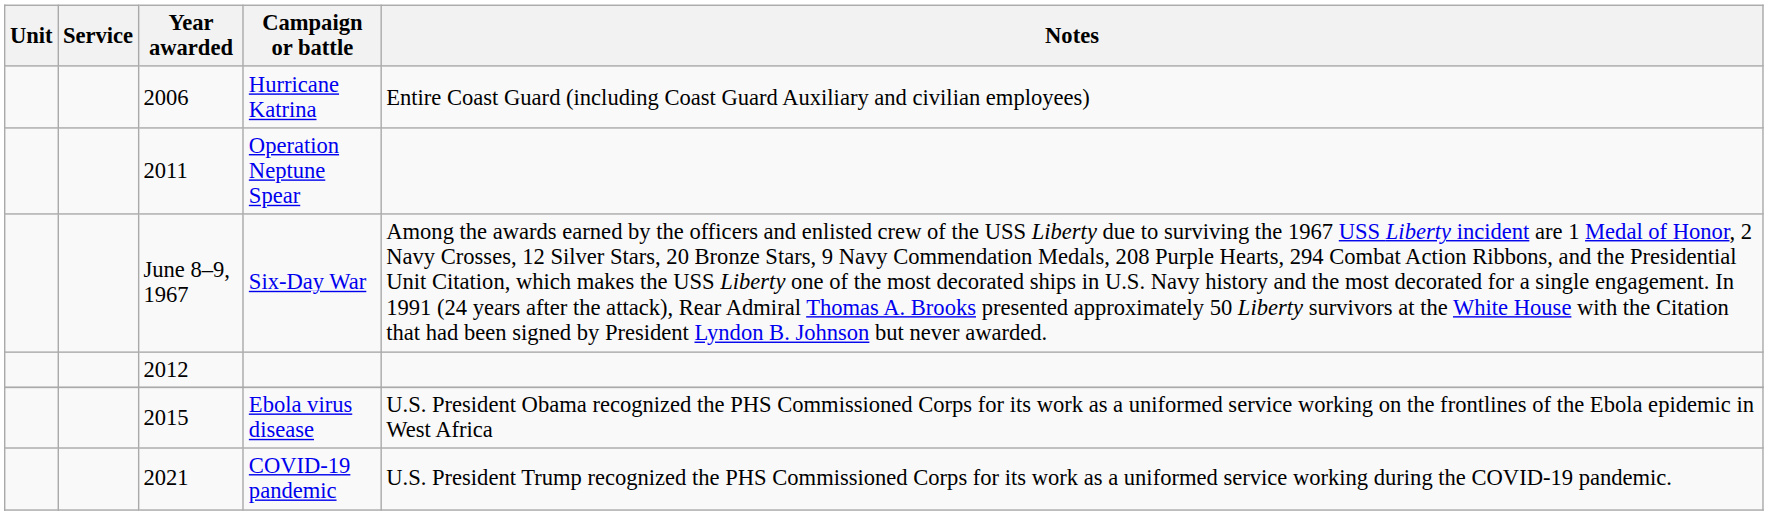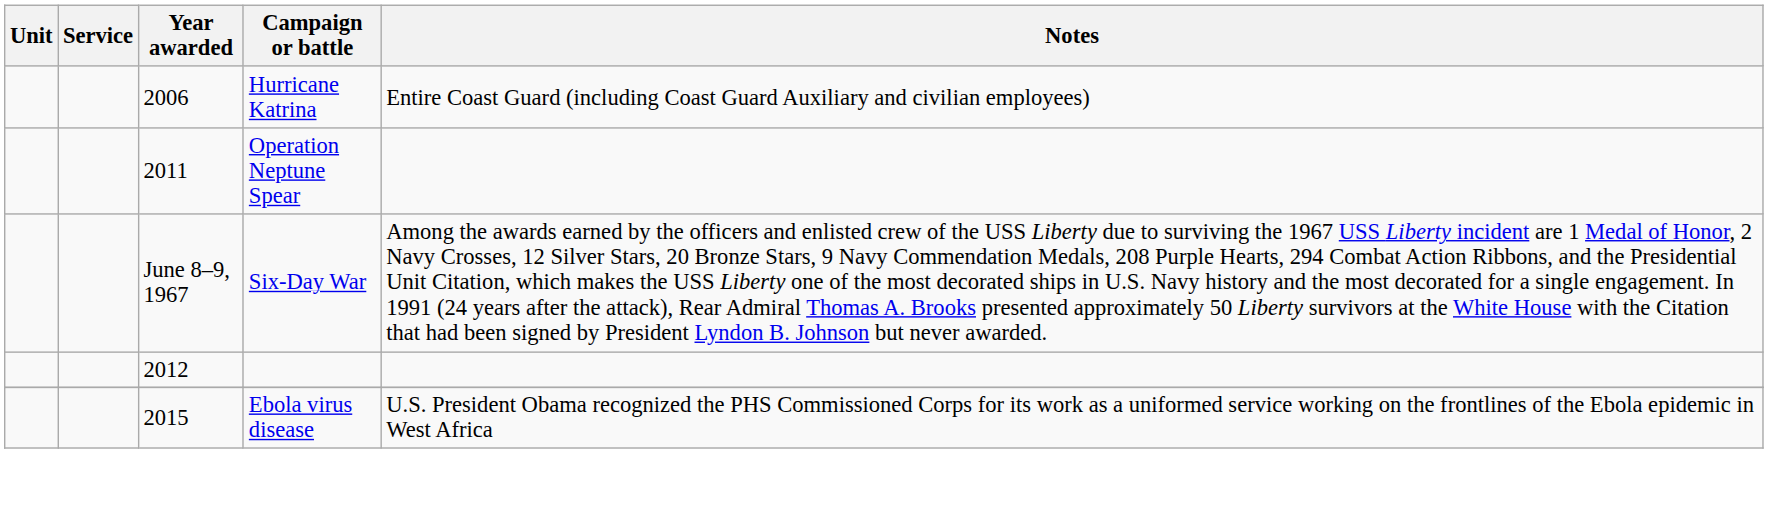- row: (166, 478)
